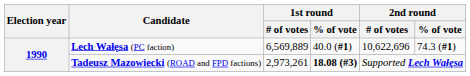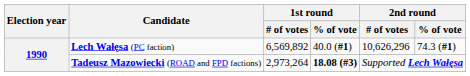(287, 46) 6,569,889 -> (287, 46) 6,569,892
(386, 46) 10,622,696 -> (386, 46) 10,626,296
(287, 63) 2,973,261 -> (287, 63) 2,973,264
